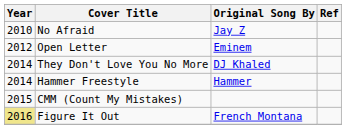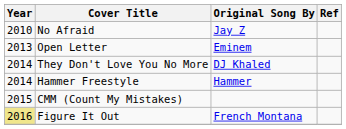(20, 47) 2012 -> (20, 47) 2013
